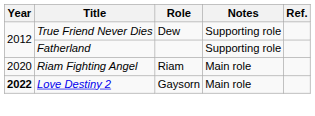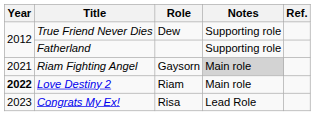(19, 66) 2020 -> (19, 66) 2021
(171, 66) Riam -> (179, 66) Gaysorn
(228, 66) no background -> (228, 66) lightgrey background
(179, 84) Gaysorn -> (171, 84) Riam
+ row: (78, 102)
